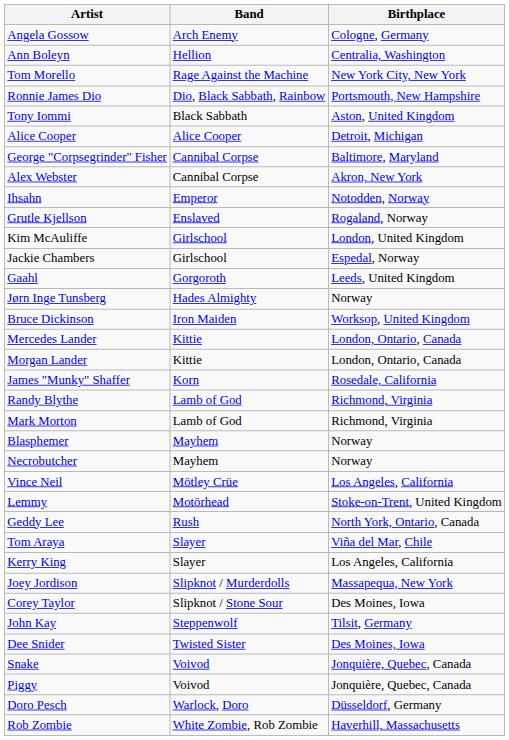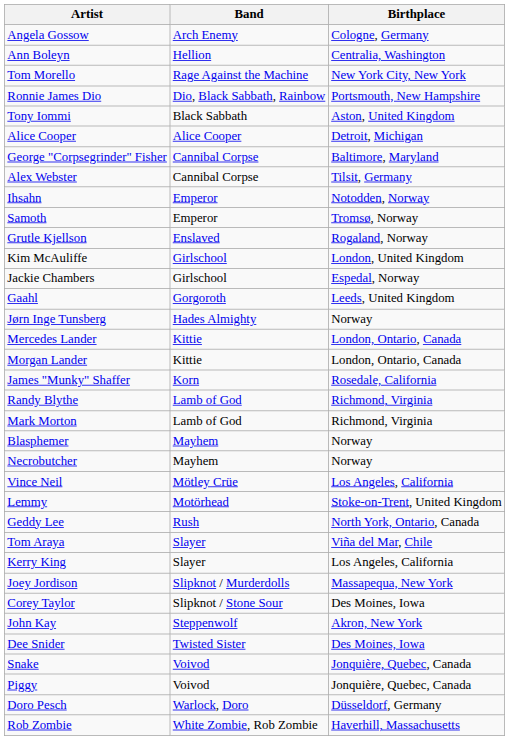(377, 177) Akron, New York -> (371, 177) Tilsit, Germany
+ row: (27, 217)
- row: (51, 319)
(371, 623) Tilsit, Germany -> (377, 623) Akron, New York
